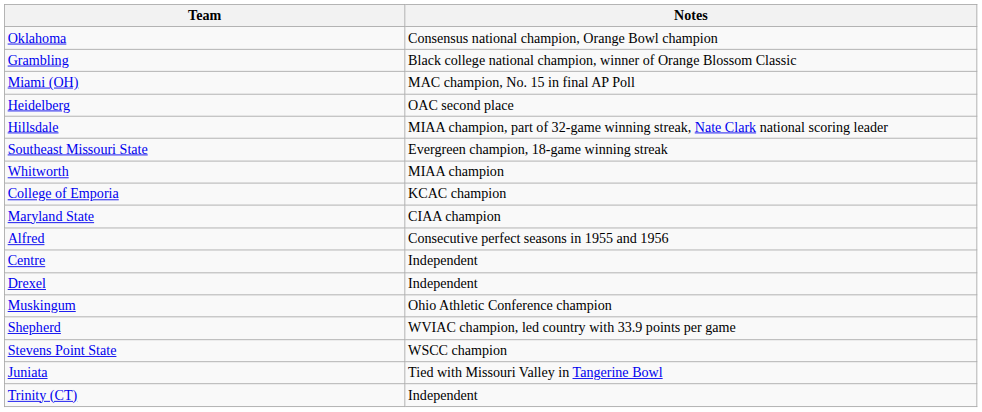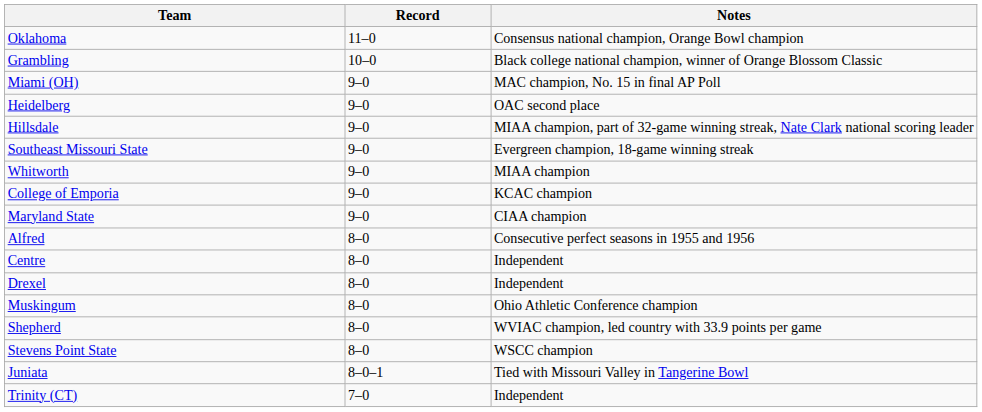+ column: (418, 15)
